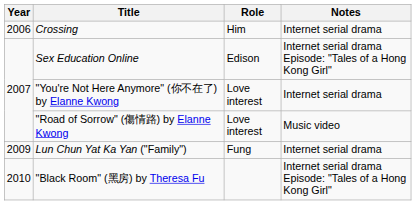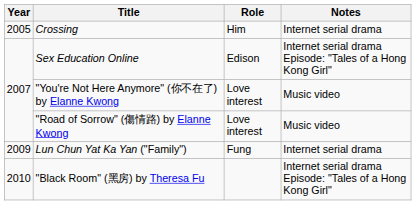(19, 30) 2006 -> (19, 30) 2005
(332, 95) Internet serial drama -> (312, 95) Music video
